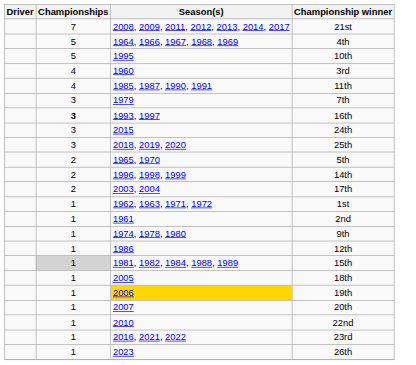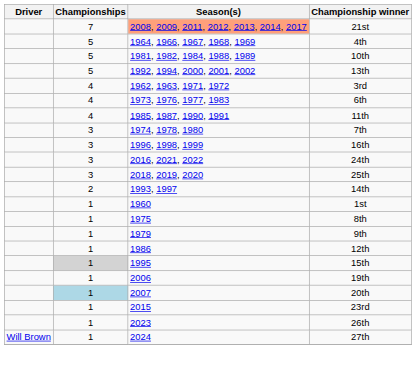(201, 26) no background -> (218, 26) lightsalmon background
(123, 56) 1995 -> (193, 56) 1981, 1982, 1984, 1988, 1989
+ row: (360, 71)
(123, 71) 1960 -> (180, 85) 1962, 1963, 1971, 1972
+ row: (360, 100)
(123, 100) 1979 -> (167, 130) 1974, 1978, 1980
(73, 115) bold -> (90, 144) normal
(136, 115) 1993, 1997 -> (167, 144) 1996, 1998, 1999
(123, 130) 2015 -> (167, 159) 2016, 2021, 2022
- row: (343, 159)
(149, 174) 1996, 1998, 1999 -> (154, 189) 1993, 1997
- row: (343, 189)
(162, 204) 1962, 1963, 1971, 1972 -> (141, 204) 1960
- row: (343, 218)
+ row: (360, 218)
(149, 233) 1974, 1978, 1980 -> (141, 233) 1979
(176, 263) 1981, 1982, 1984, 1988, 1989 -> (141, 263) 1995
- row: (343, 278)
(123, 292) gold background -> (141, 278) no background
(73, 307) no background -> (90, 292) lightblue background
- row: (343, 322)
(149, 337) 2016, 2021, 2022 -> (141, 307) 2015
+ row: (360, 337)
